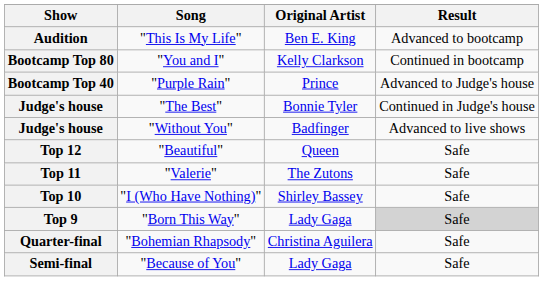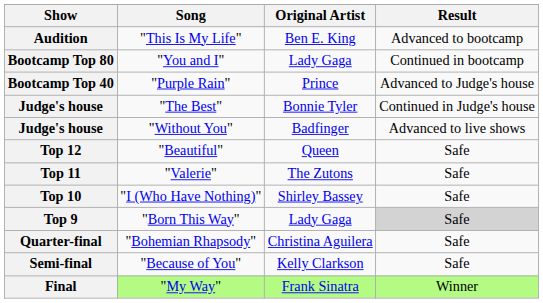(320, 60) Kelly Clarkson -> (320, 60) Lady Gaga
(320, 264) Lady Gaga -> (320, 264) Kelly Clarkson
+ row: (61, 286)
